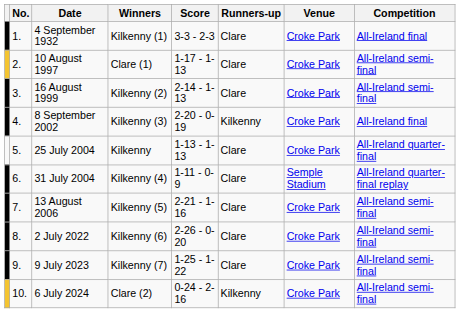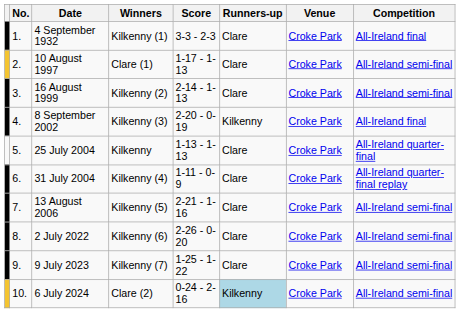(306, 179) Semple Stadium -> (315, 179) Croke Park
(241, 294) no background -> (242, 294) lightblue background
